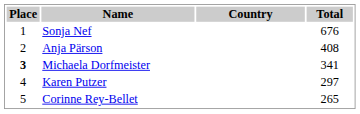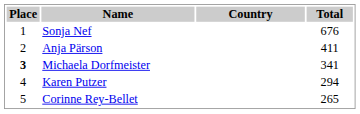(330, 48) 408 -> (330, 48) 411
(330, 82) 297 -> (330, 82) 294
